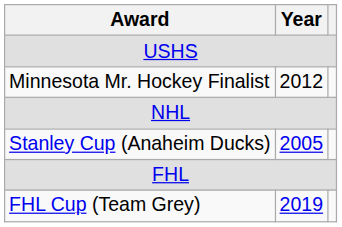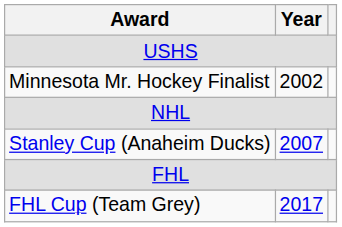(301, 81) 2012 -> (301, 81) 2002
(301, 143) 2005 -> (301, 143) 2007
(301, 205) 2019 -> (301, 205) 2017
